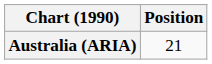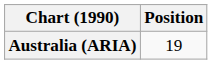(174, 45) 21 -> (174, 45) 19
